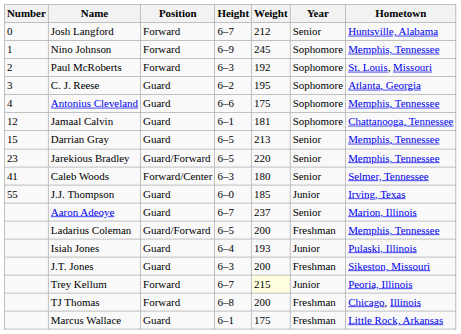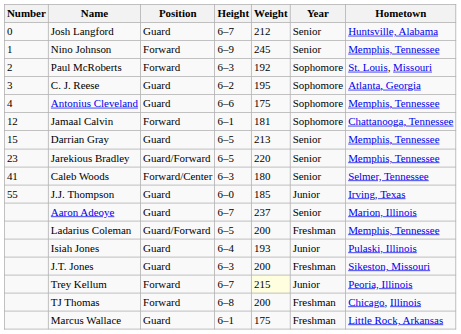(162, 31) Forward -> (157, 31) Guard
(318, 49) Sophomore -> (307, 49) Senior
(157, 121) Guard -> (162, 121) Forward
